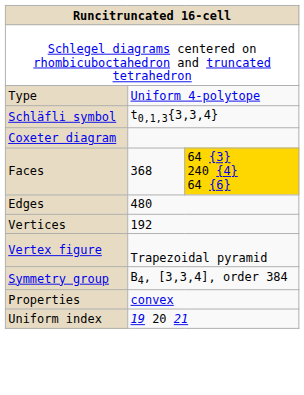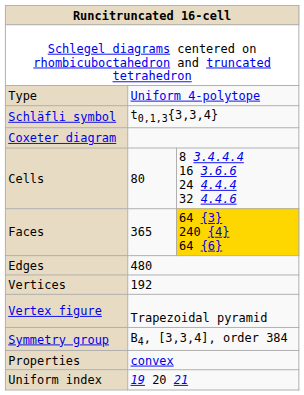+ row: (26, 178)
(141, 171) 368 -> (141, 232) 365
